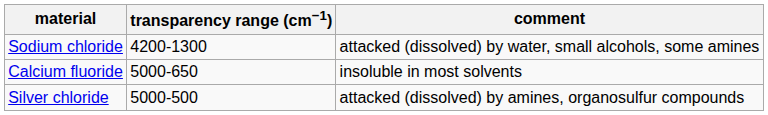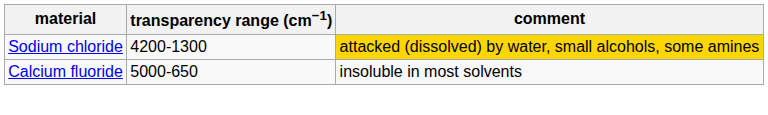(549, 46) no background -> (549, 46) gold background
- row: (58, 97)
